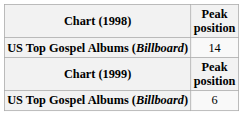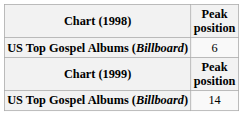rows swapped: (215, 100) <-> (215, 47)
